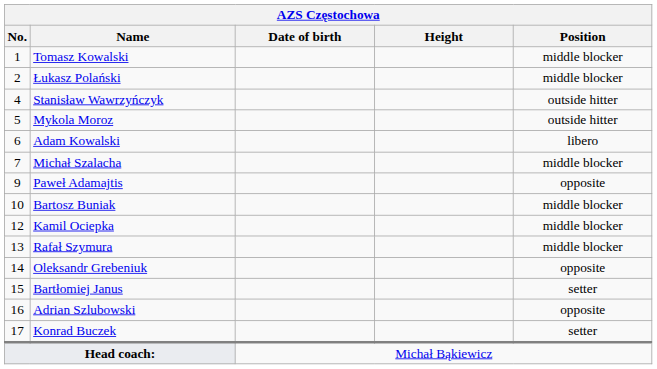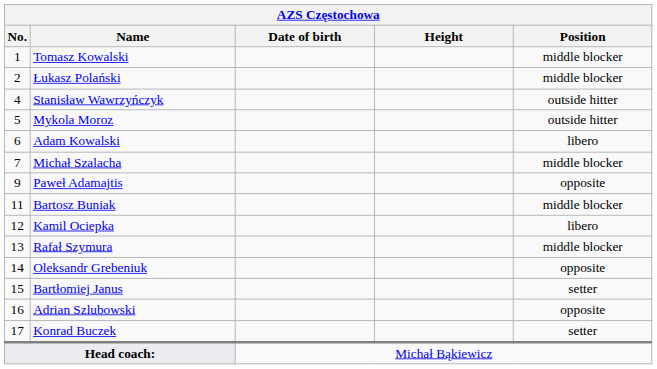(17, 204) 10 -> (17, 204) 11
(583, 225) middle blocker -> (583, 225) libero
